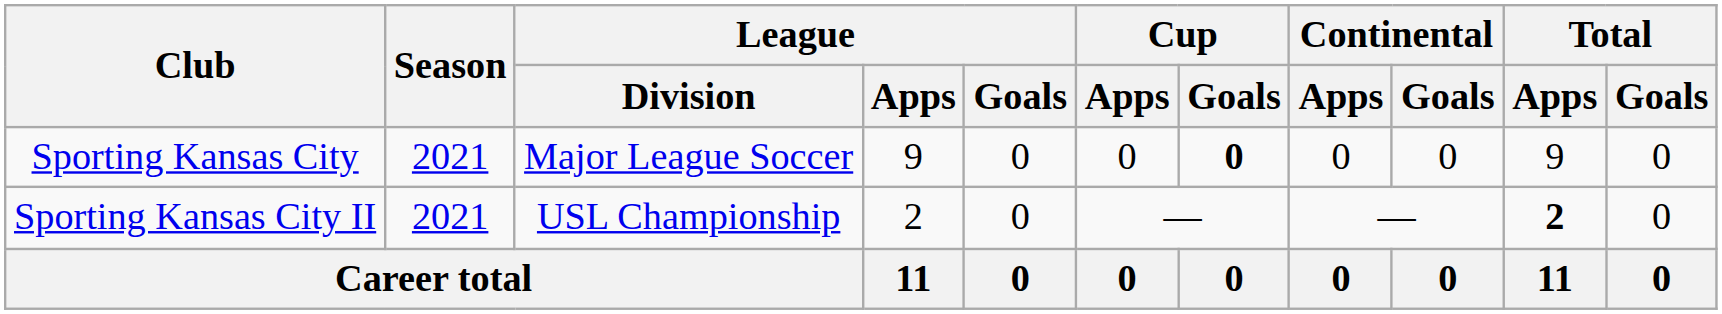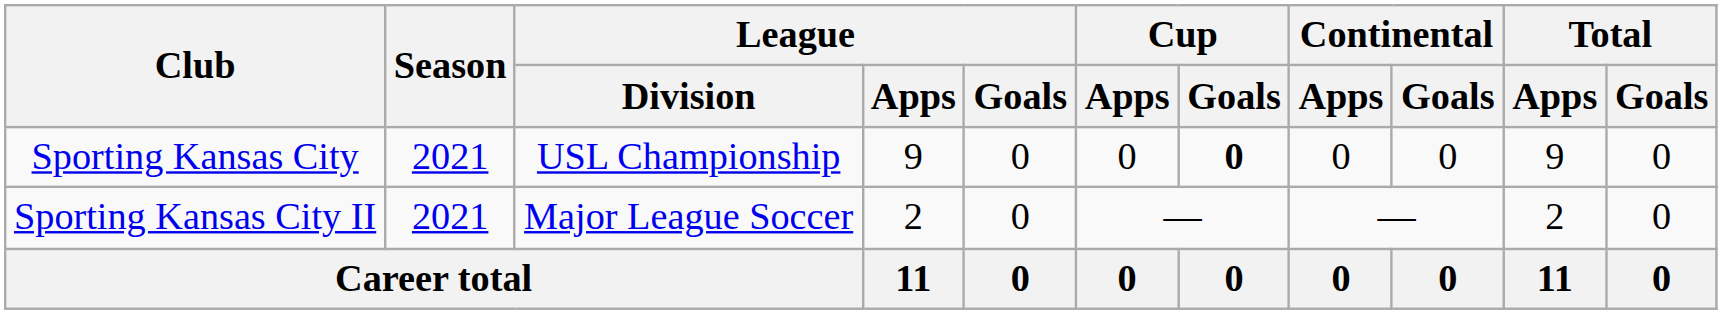(689, 156) Major League Soccer -> (689, 156) USL Championship
(689, 216) USL Championship -> (689, 216) Major League Soccer
(1555, 216) bold -> (1555, 216) normal
